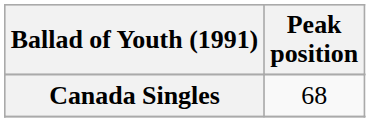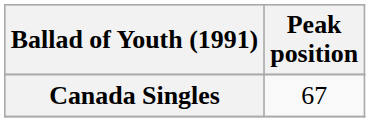(314, 95) 68 -> (314, 95) 67
